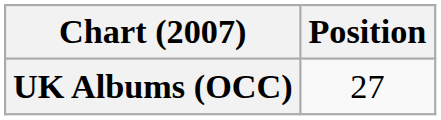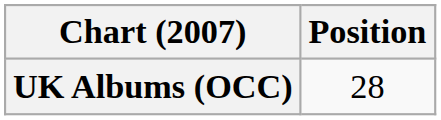(367, 85) 27 -> (367, 85) 28
